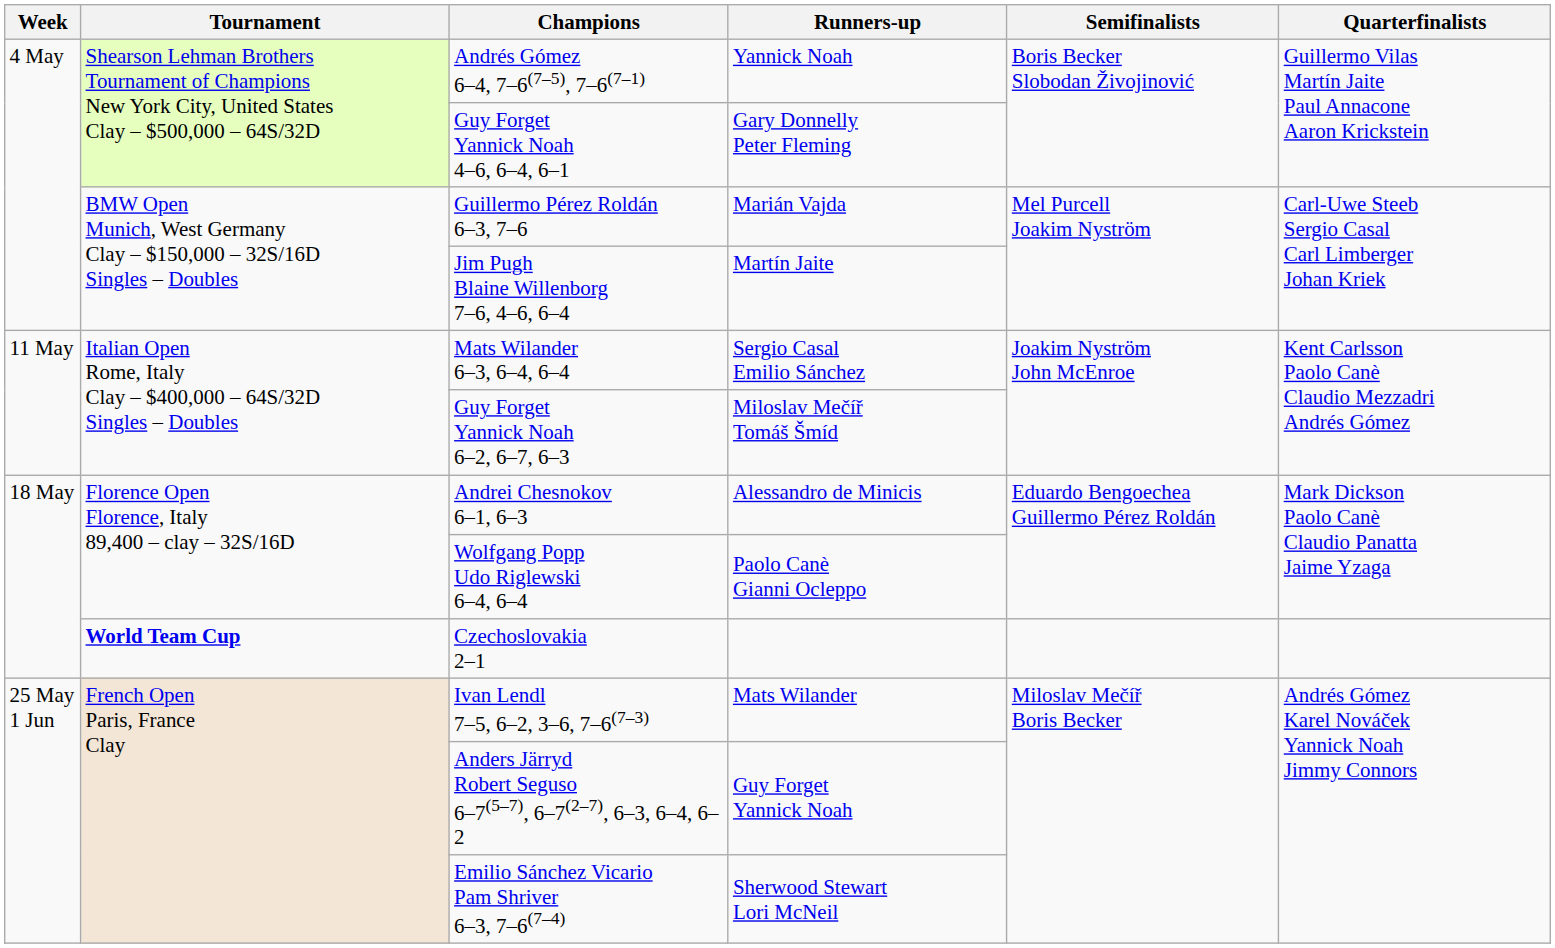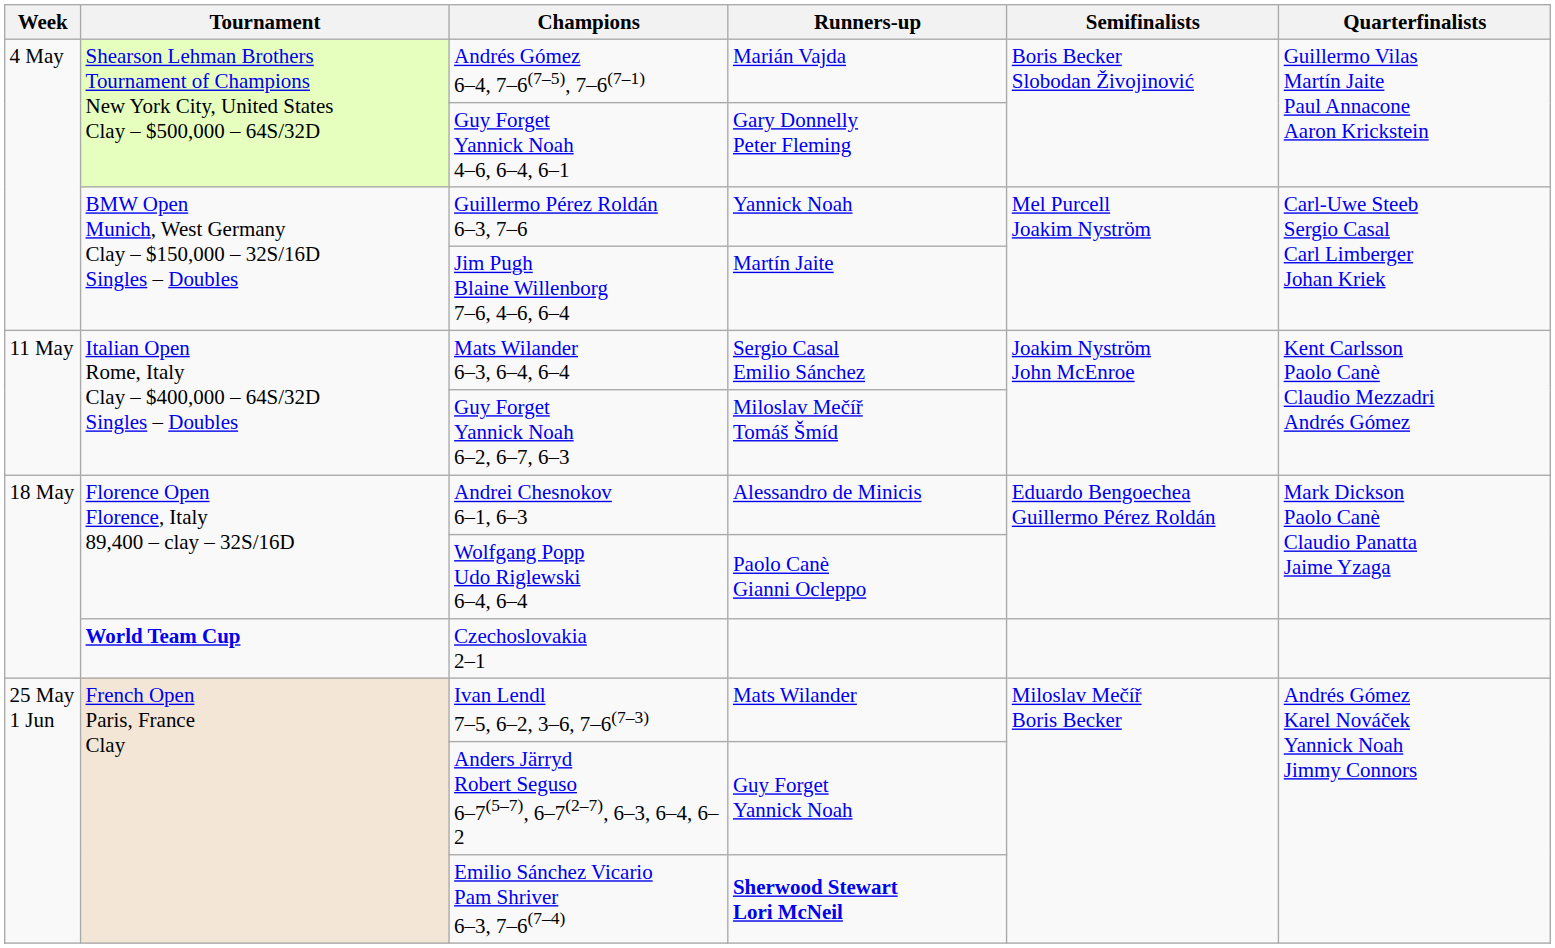(793, 56) Yannick Noah -> (790, 56) Marián Vajda
(790, 204) Marián Vajda -> (793, 204) Yannick Noah
(810, 898) normal -> (815, 898) bold
